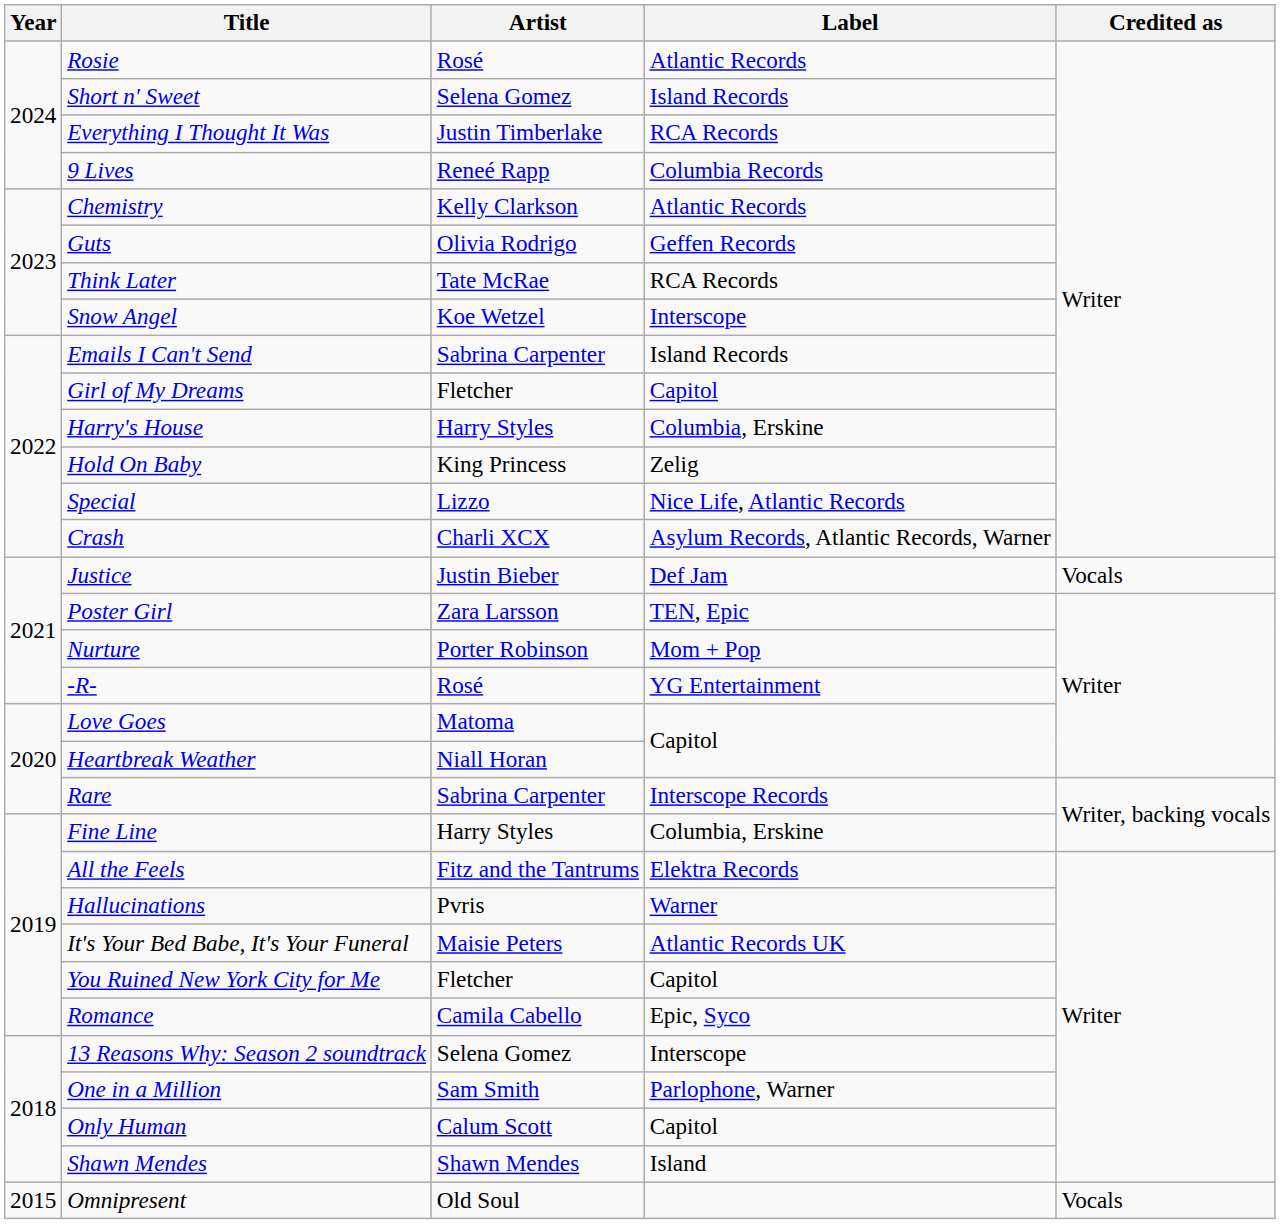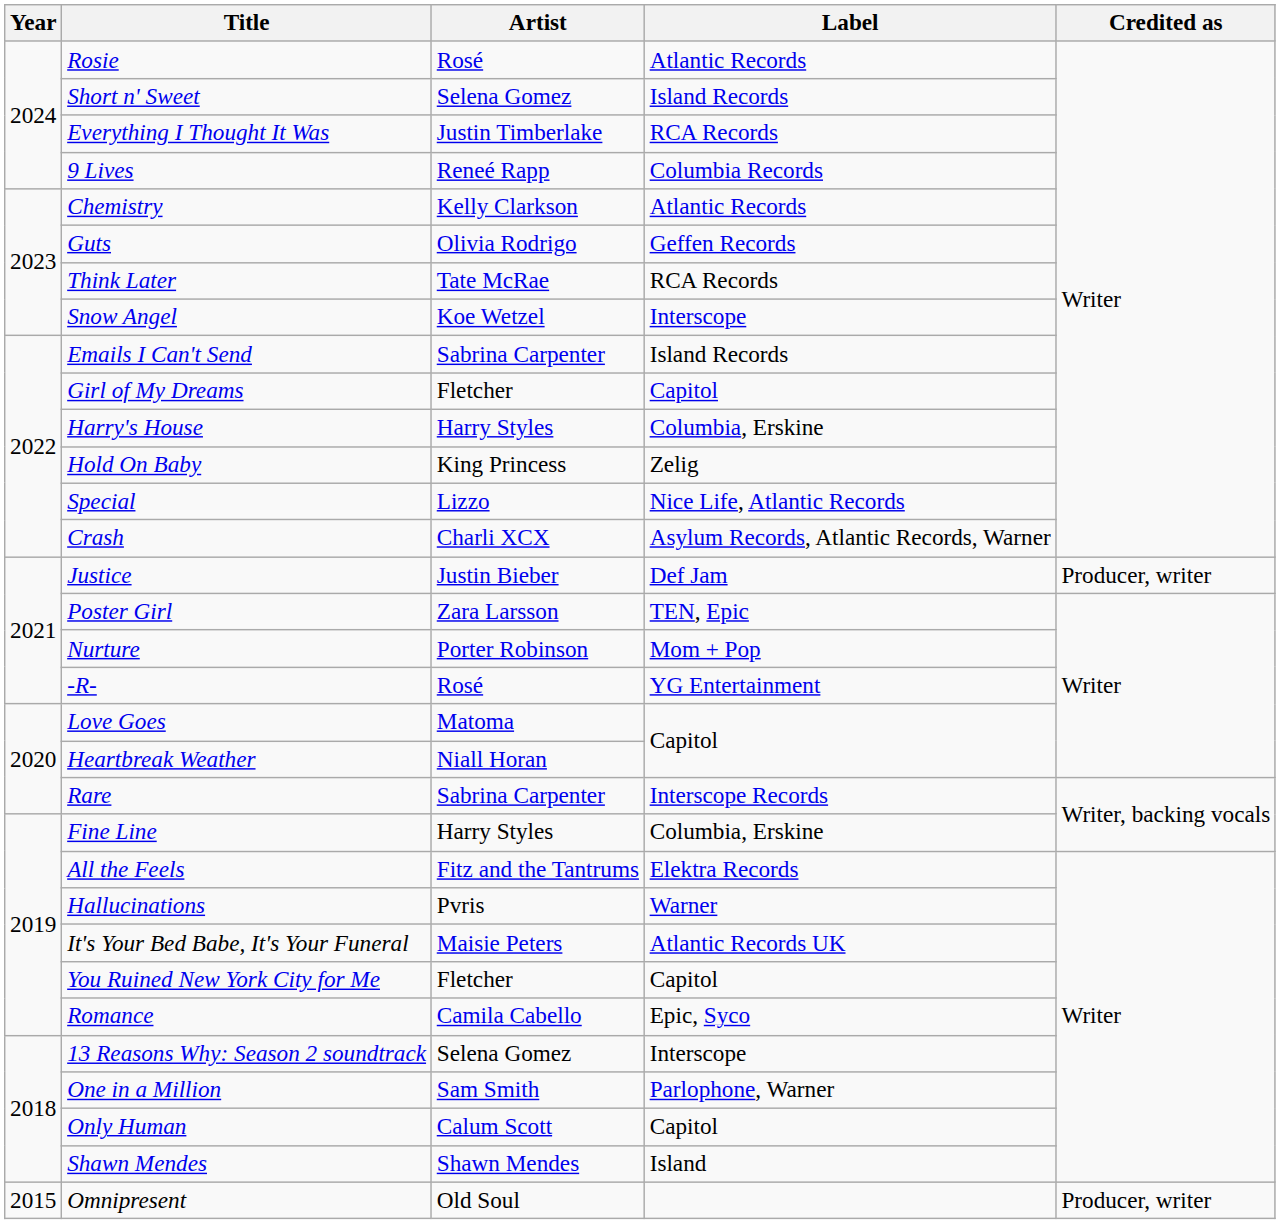(1092, 574) Vocals -> (1136, 574) Producer, writer
(1092, 1200) Vocals -> (1136, 1200) Producer, writer
